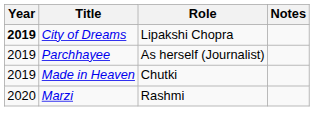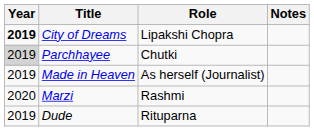(22, 55) no background -> (22, 55) lightgrey background
(203, 55) As herself (Journalist) -> (159, 55) Chutki
(159, 75) Chutki -> (203, 75) As herself (Journalist)
+ row: (57, 116)
